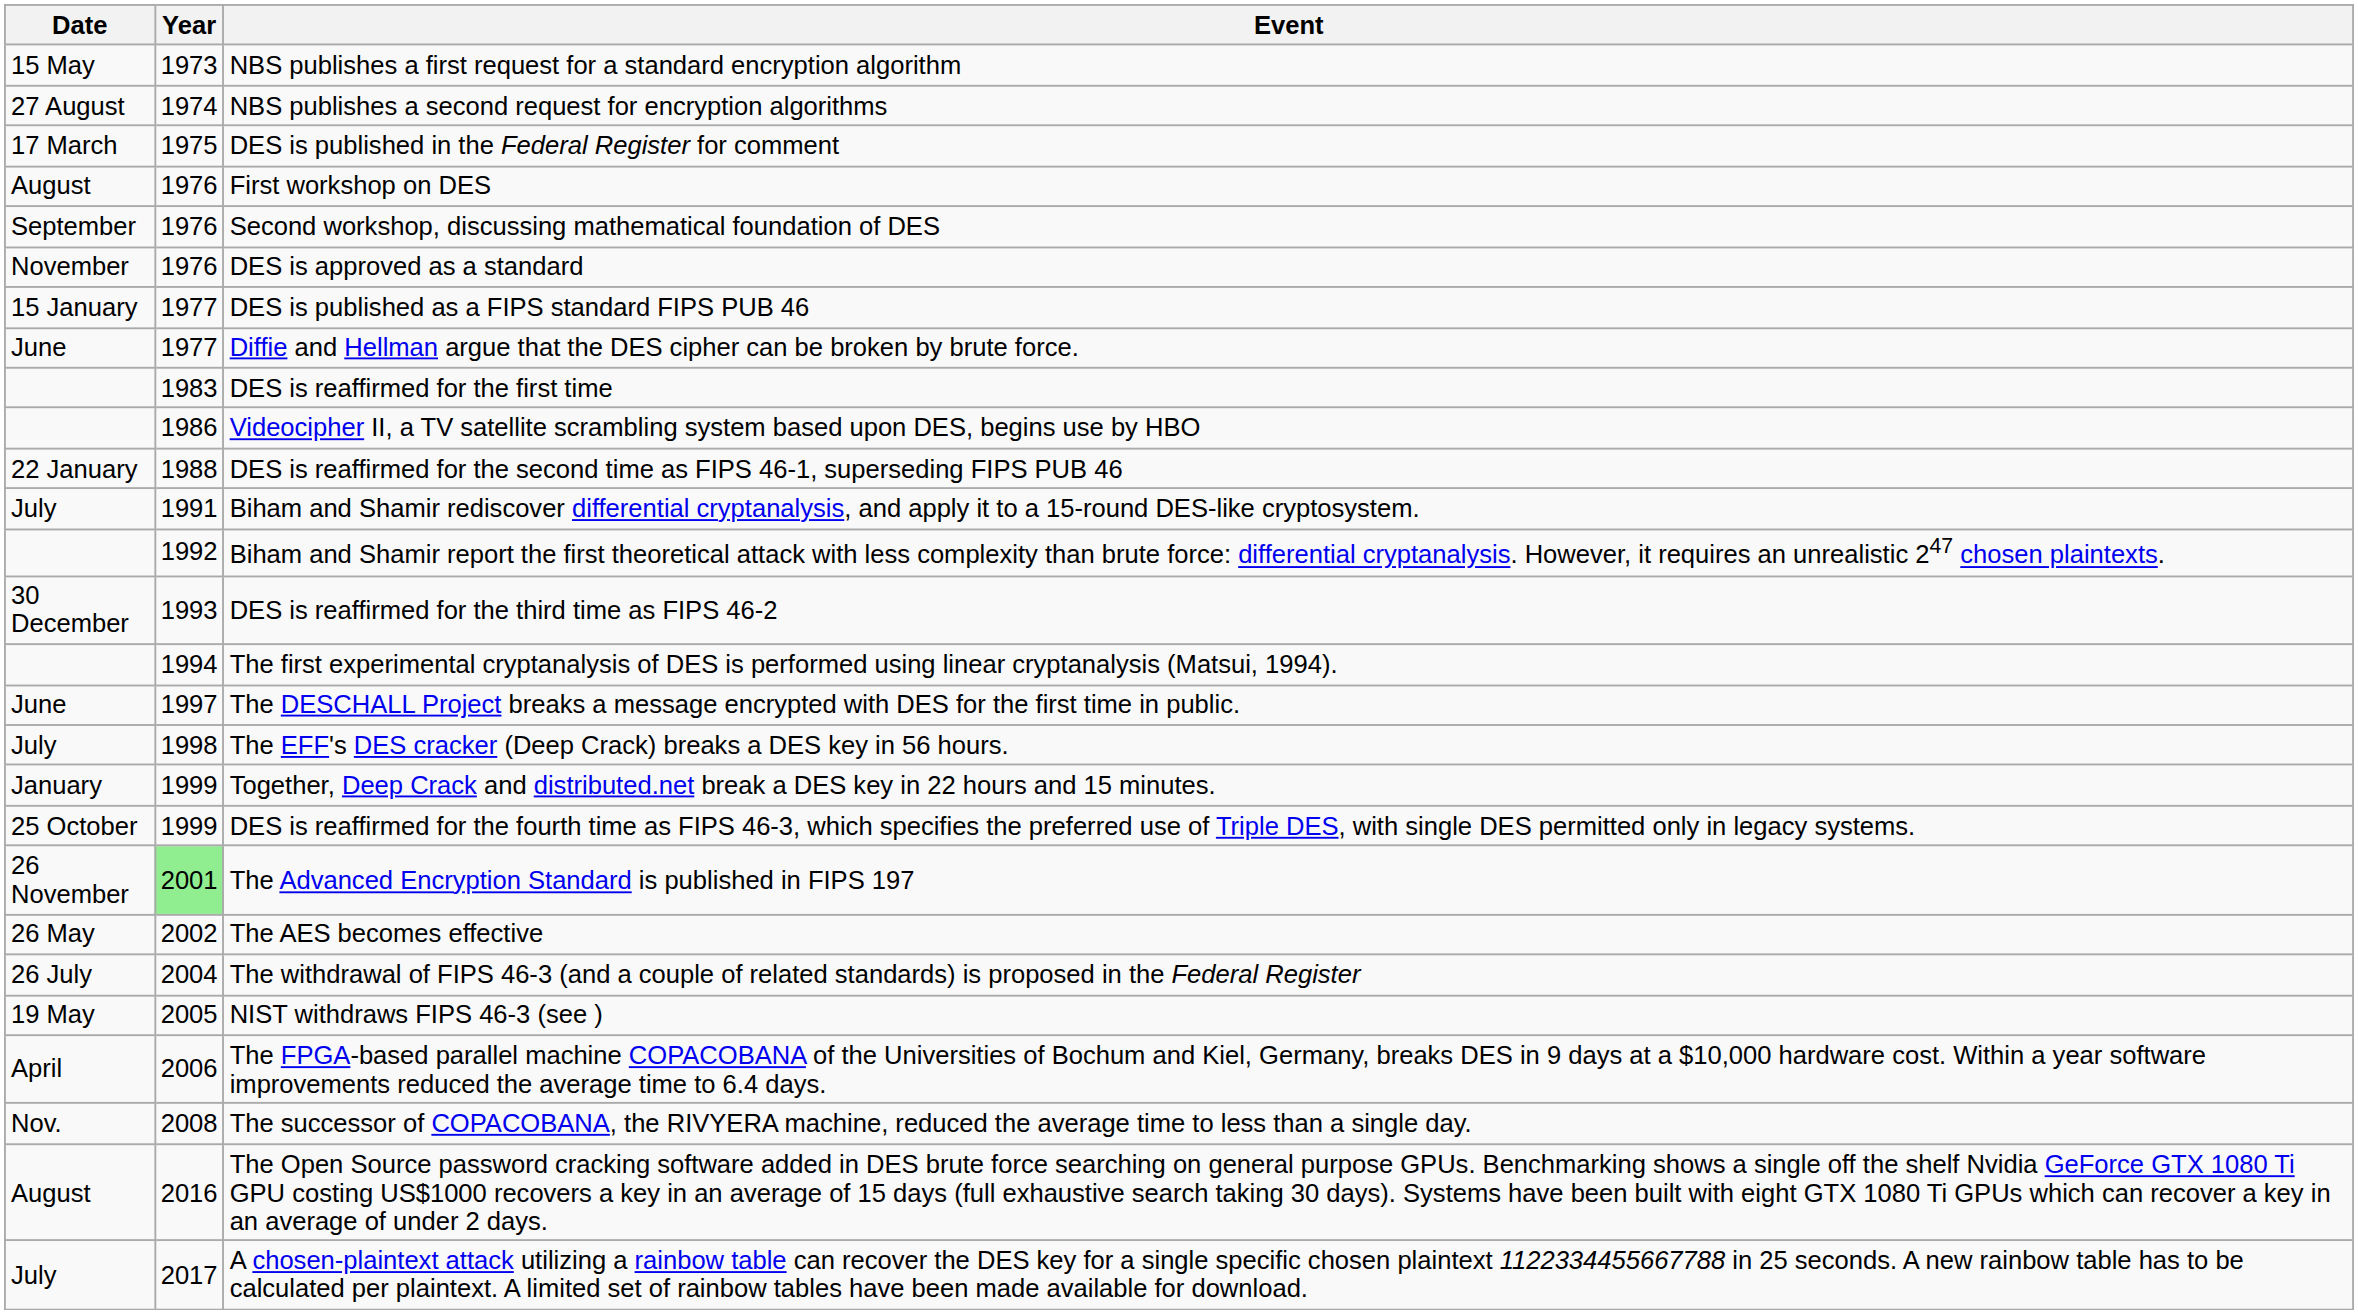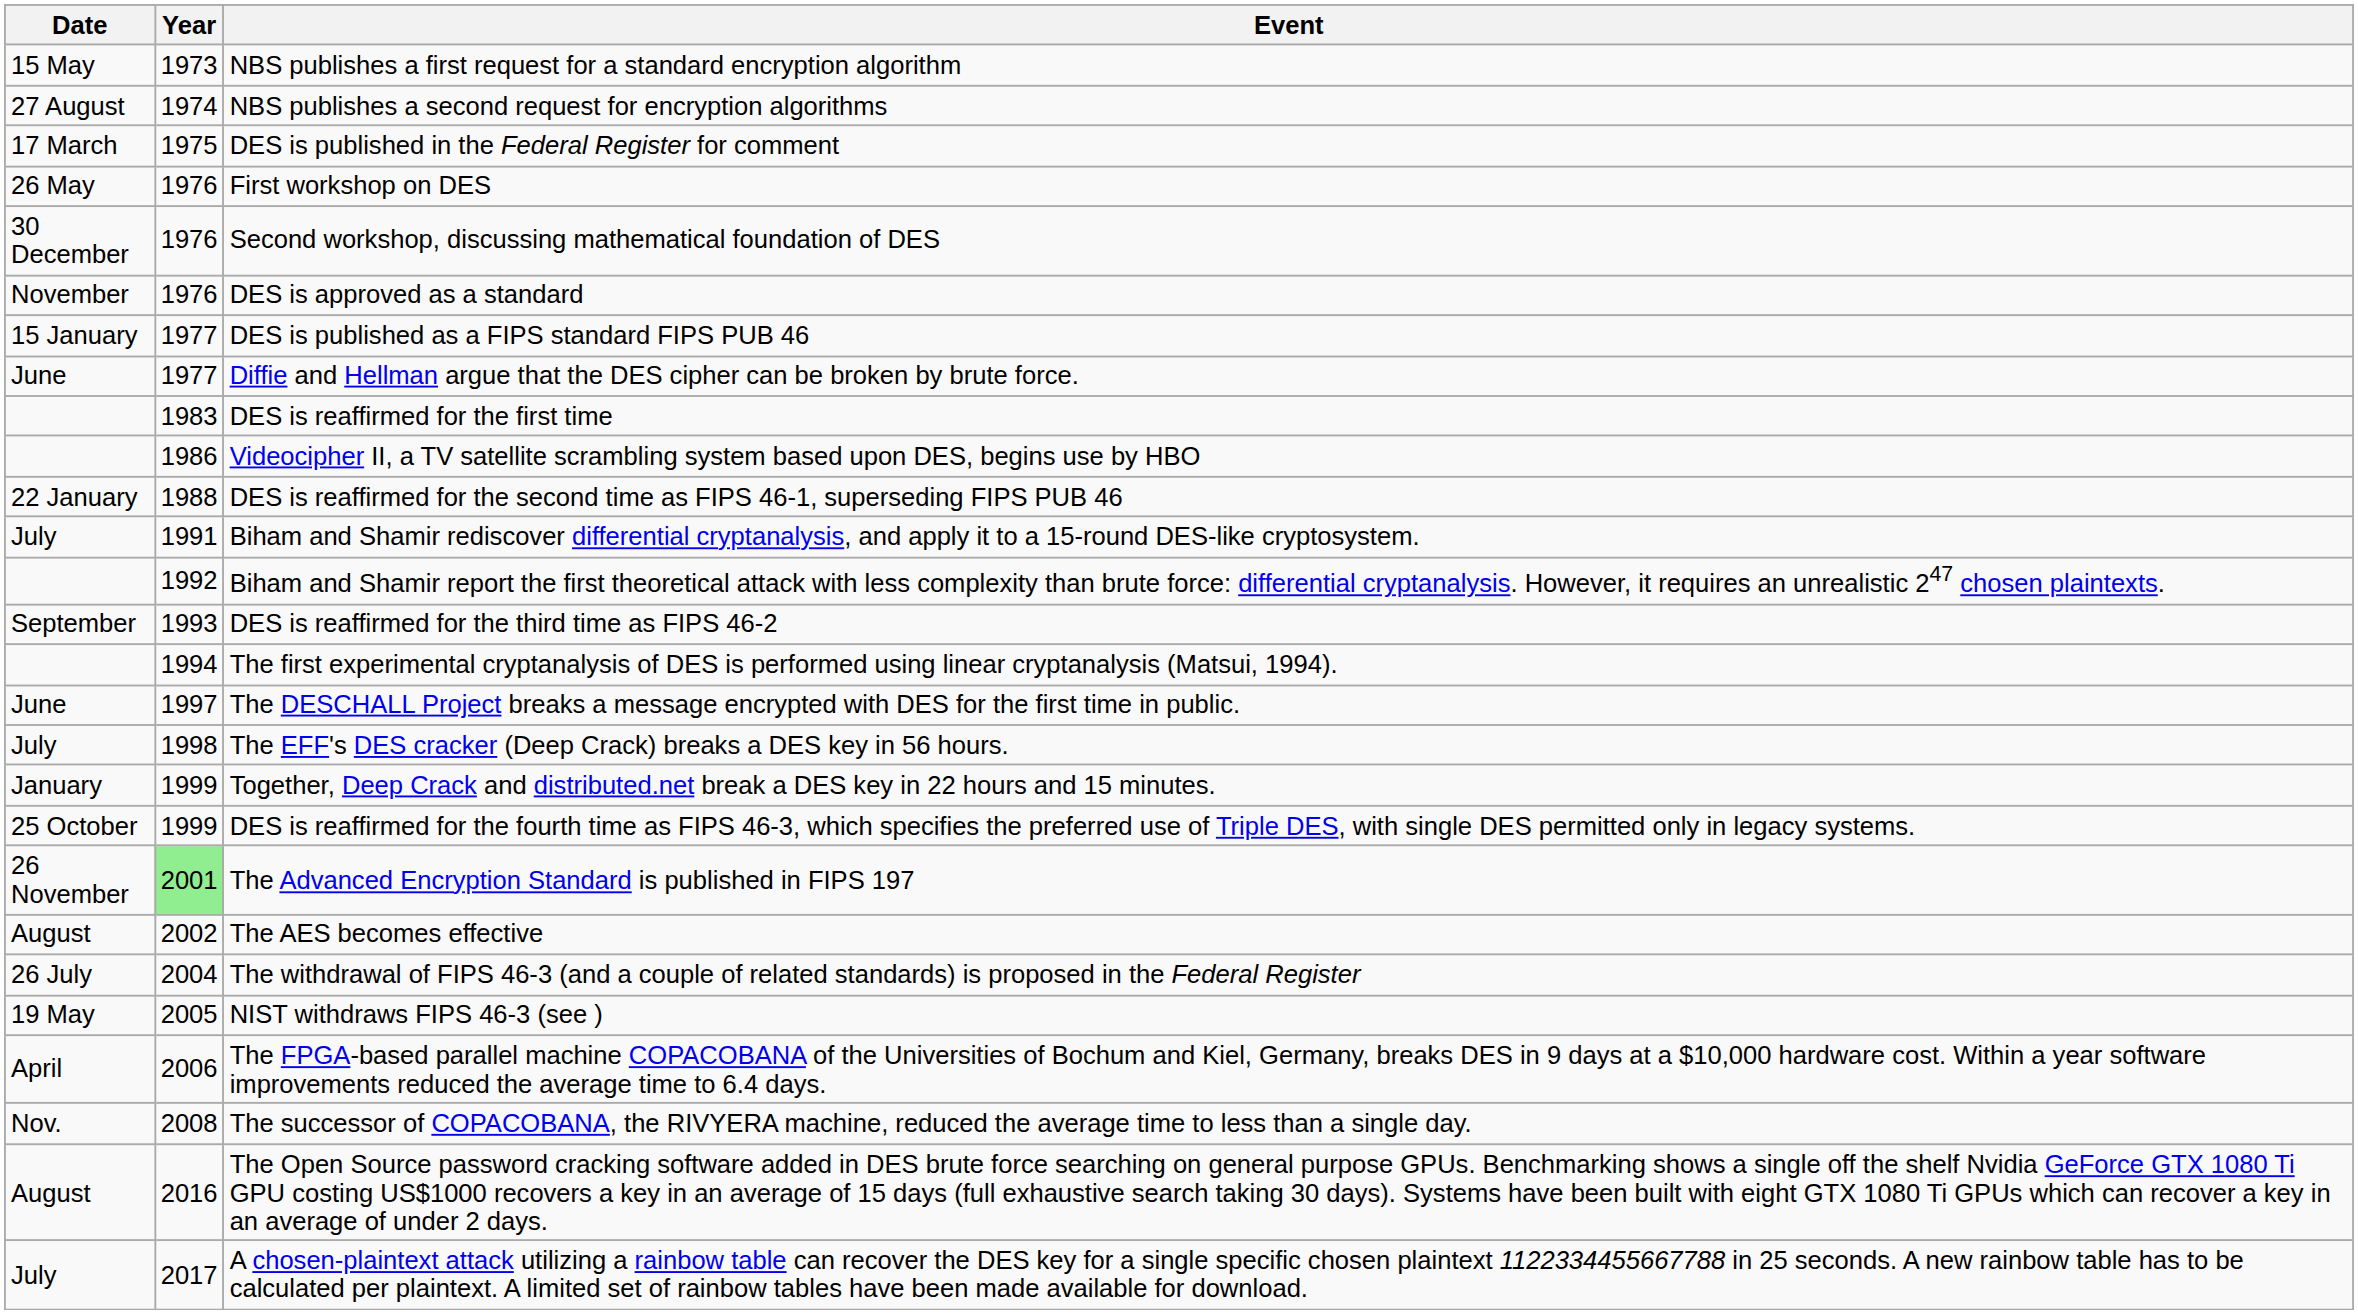(51, 186) August -> (53, 186) 26 May
(74, 226) September -> (70, 240) 30 December
(70, 610) 30 December -> (74, 624) September
(53, 934) 26 May -> (51, 934) August
